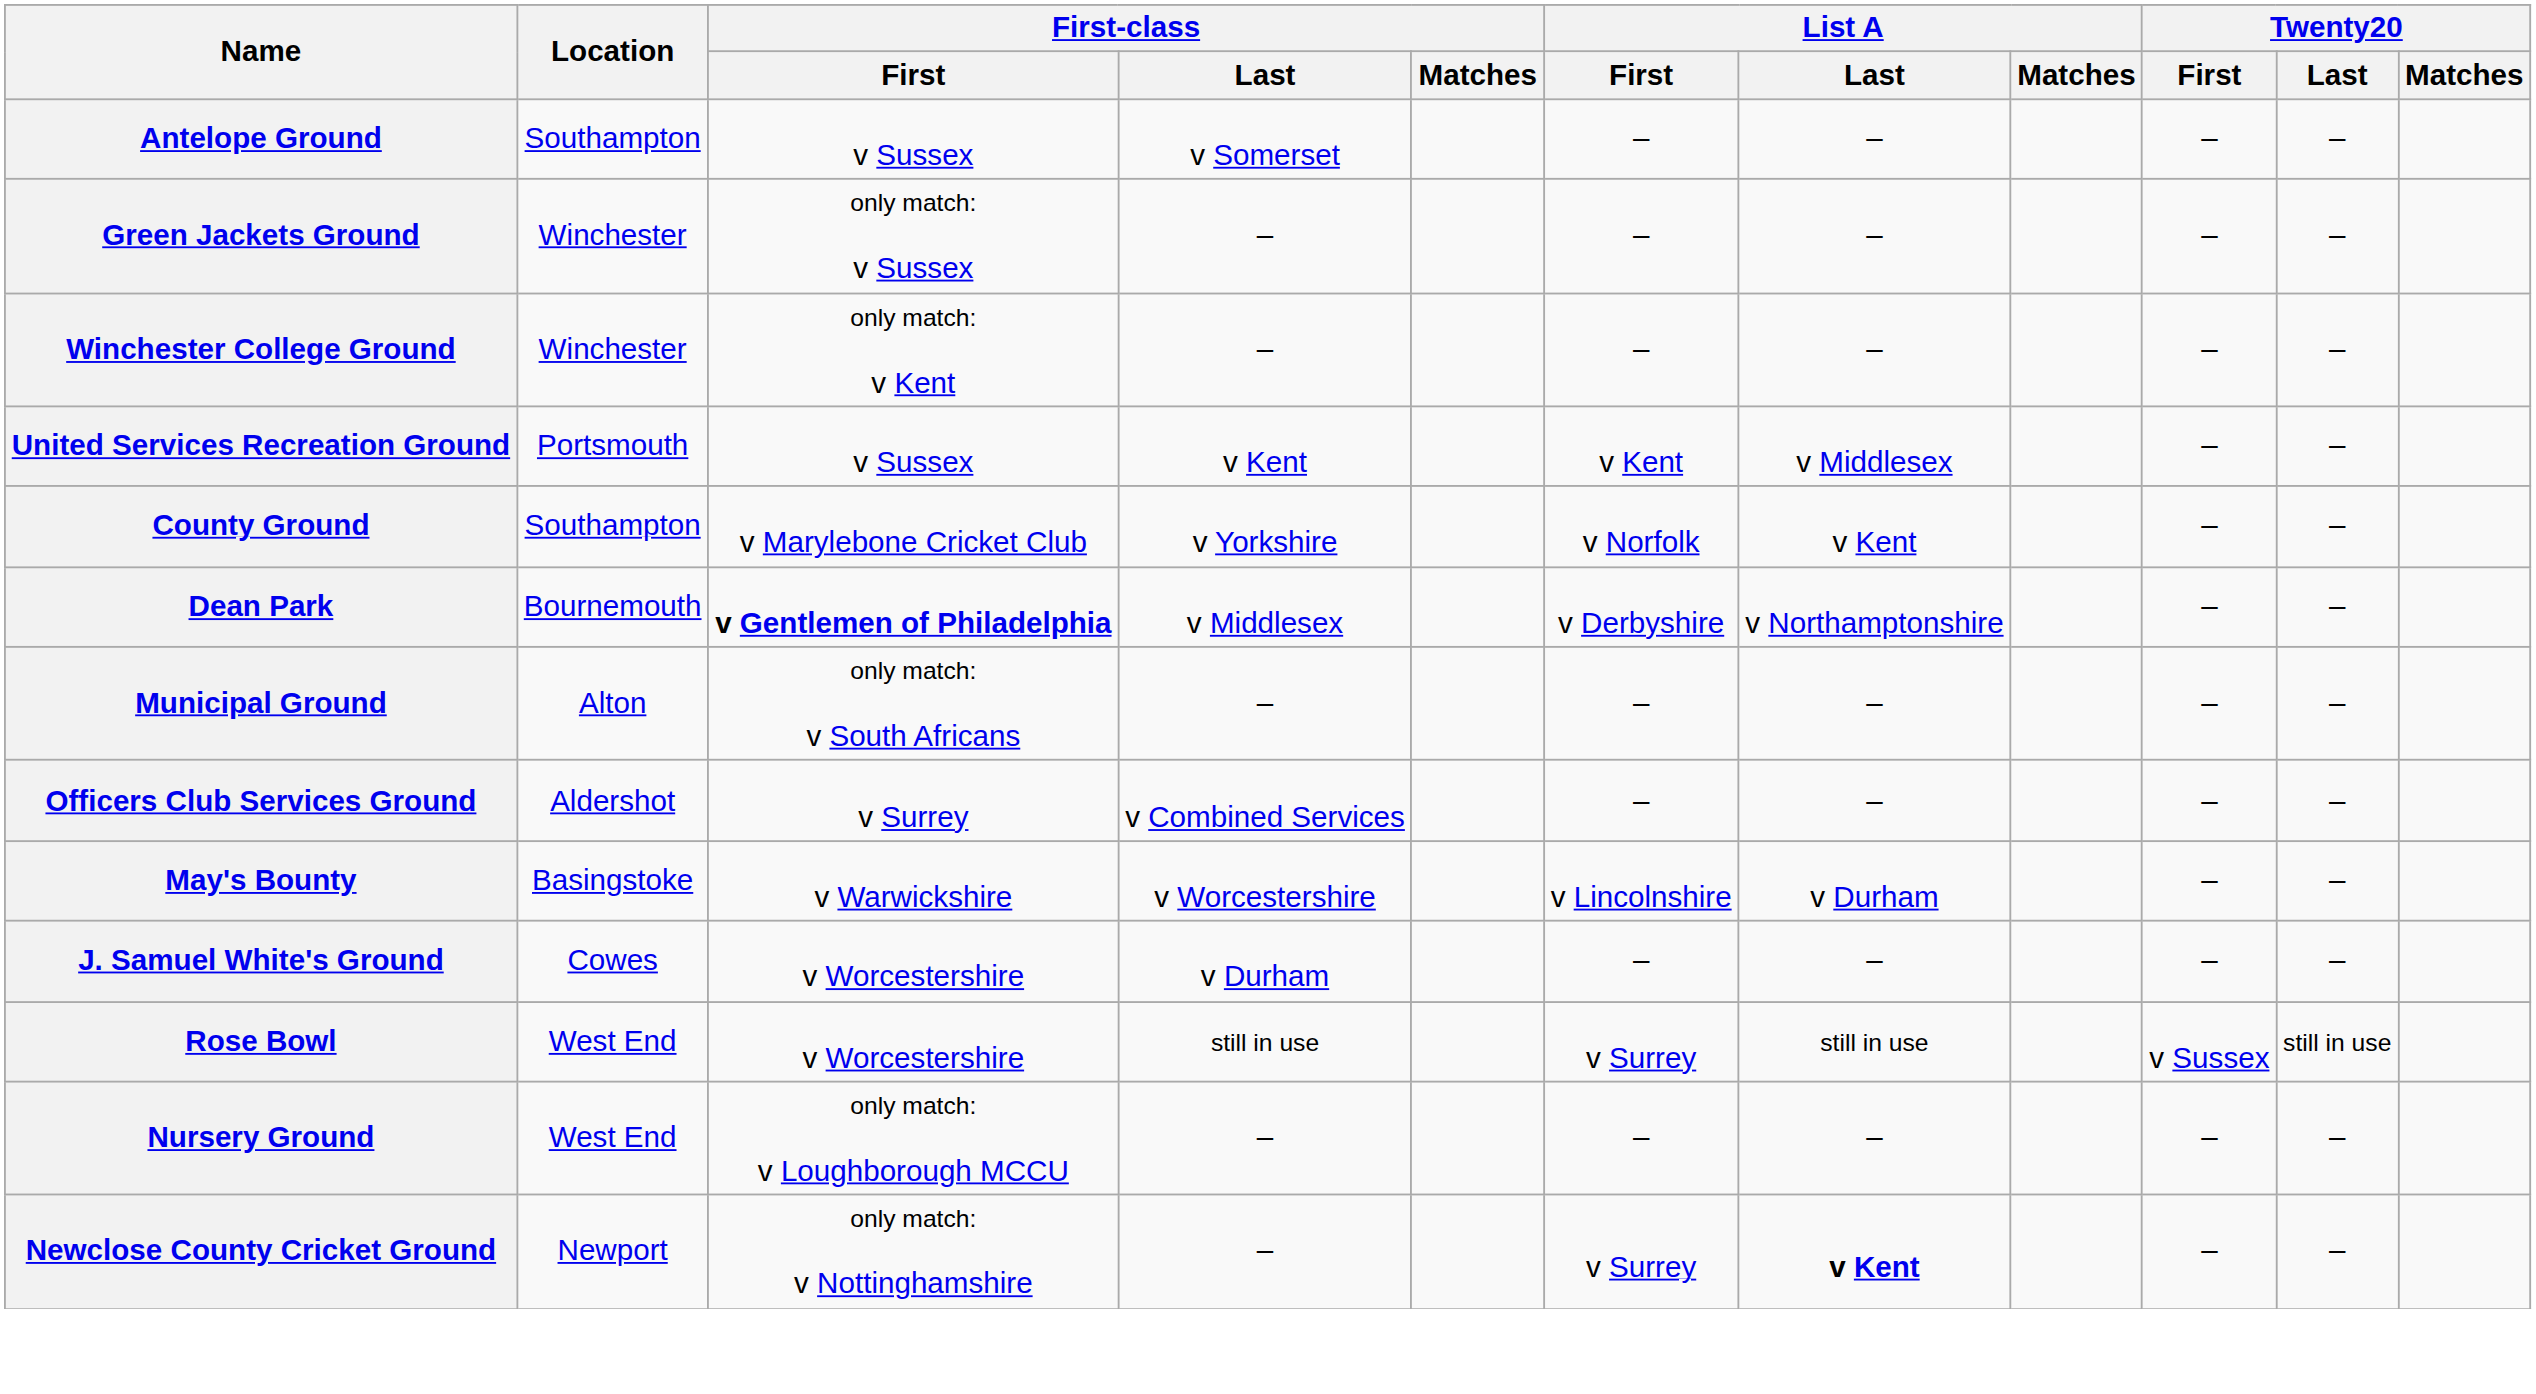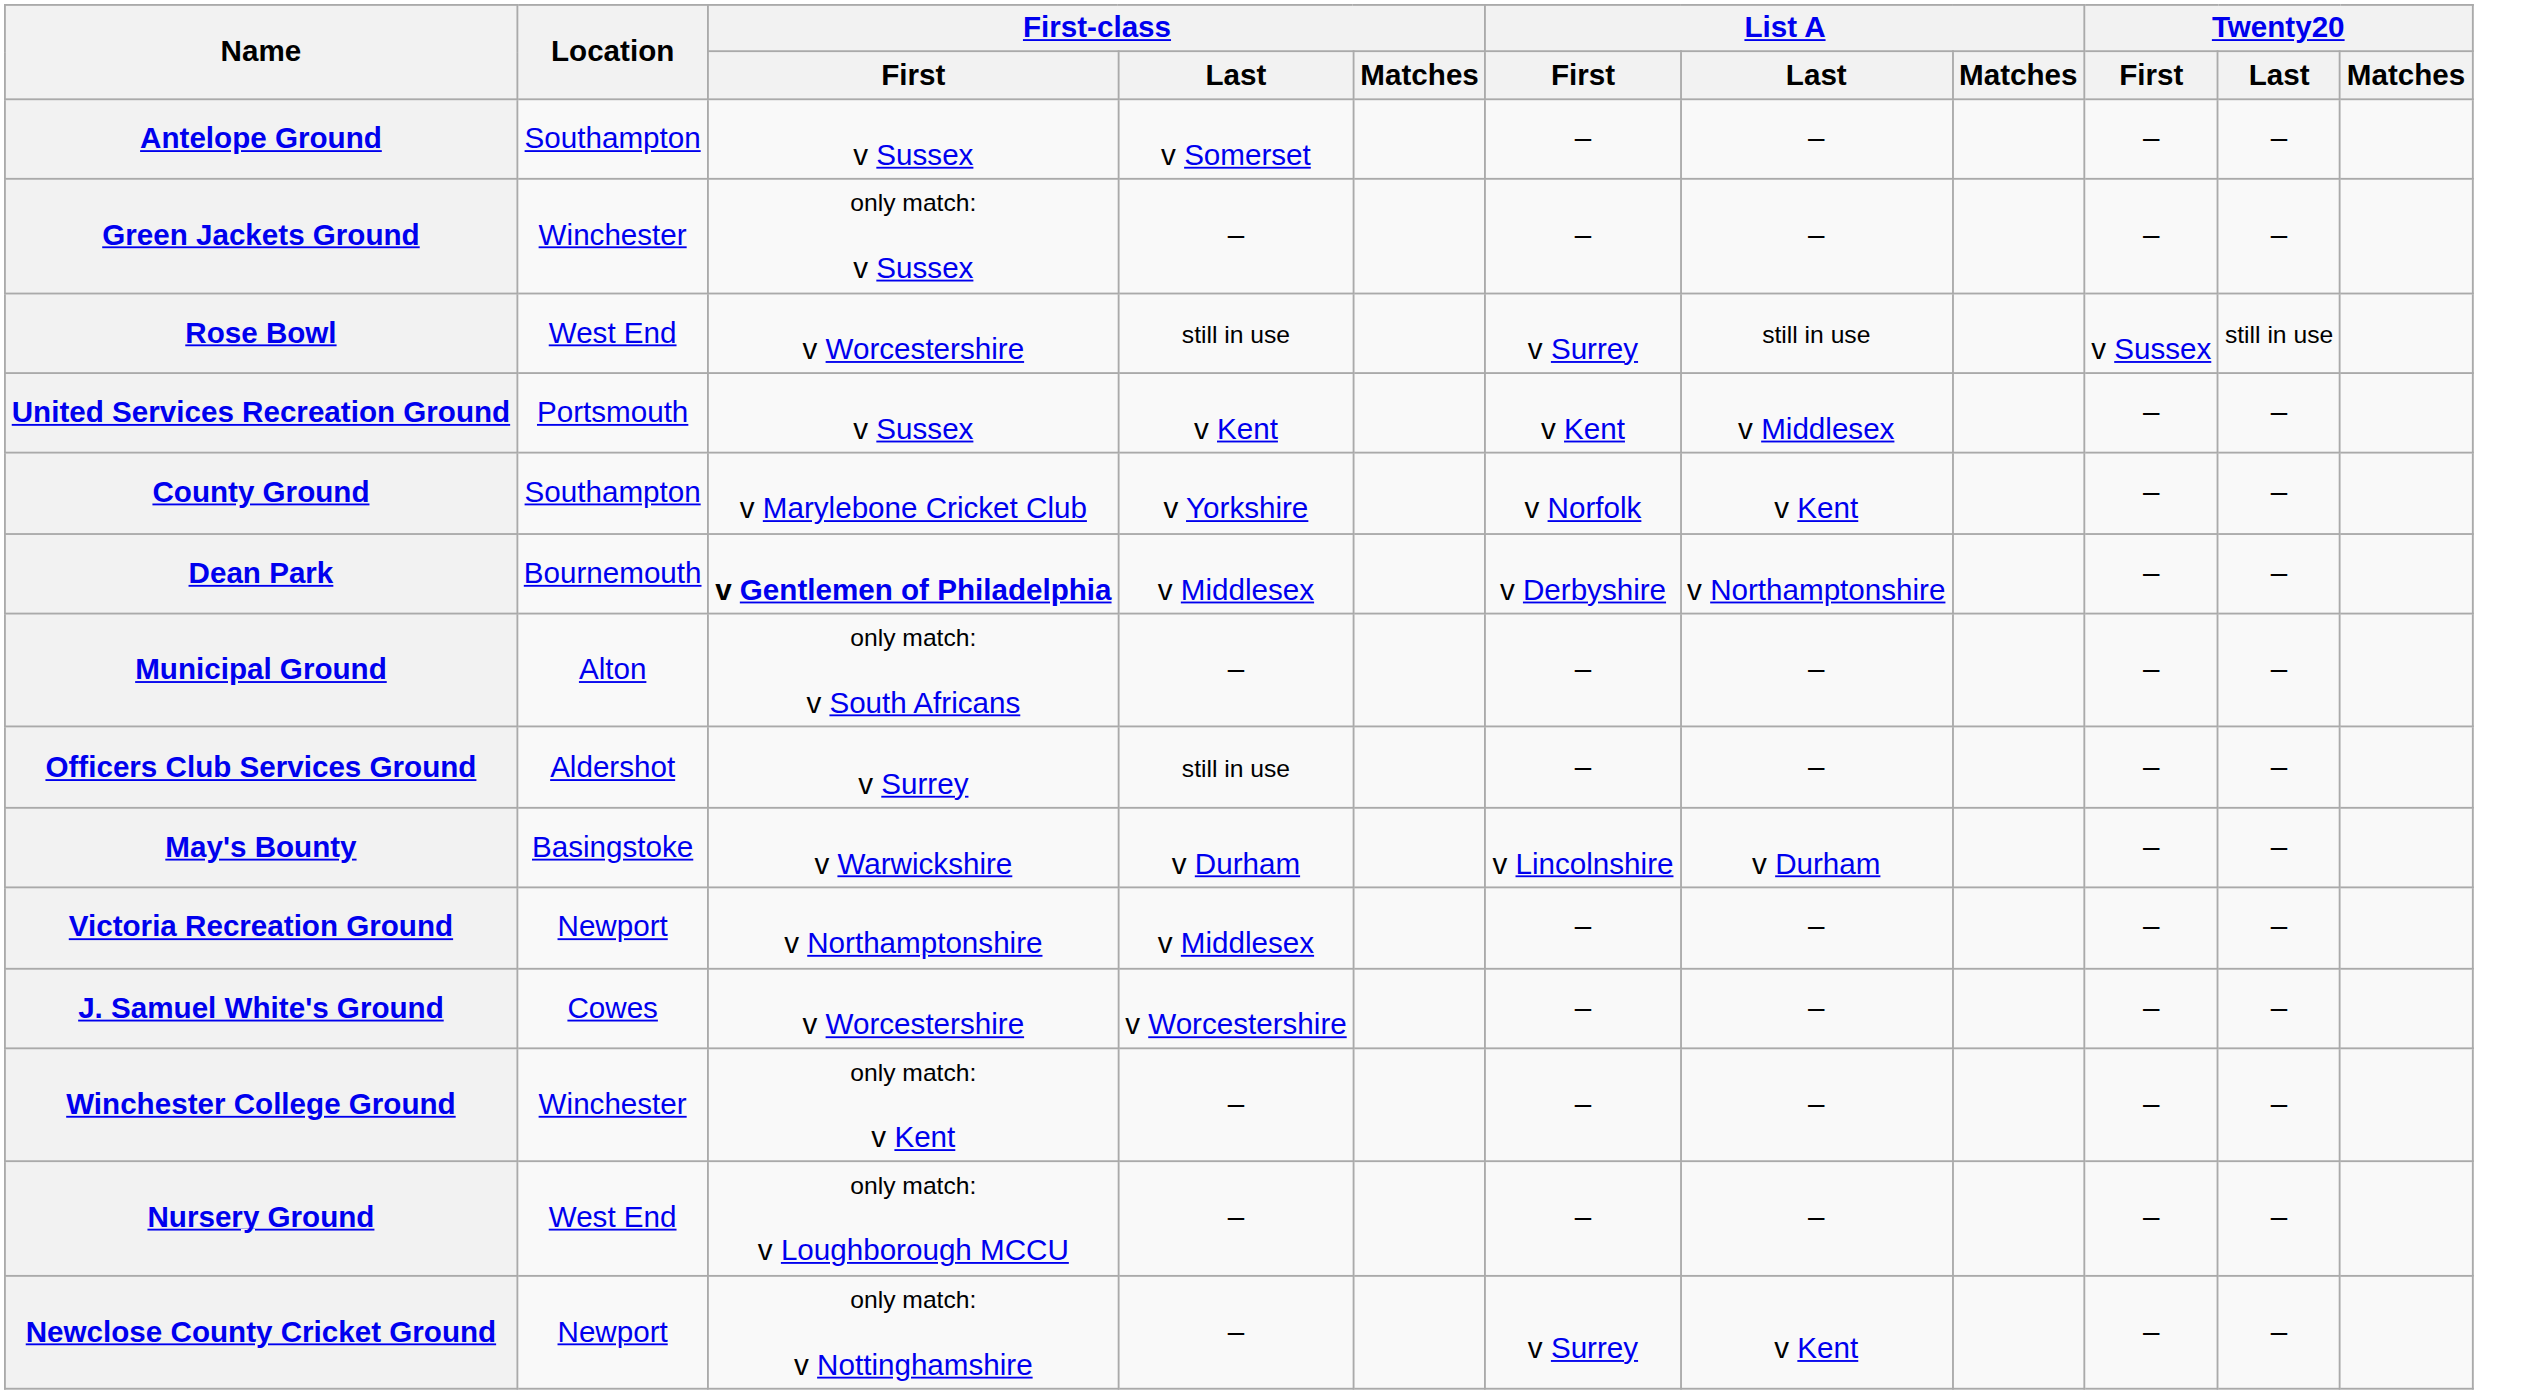rows swapped: (261, 348) <-> (261, 1040)
(1265, 816) v Combined Services -> (1236, 768) still in use
(1265, 897) v Worcestershire -> (1236, 863) v Durham
+ row: (261, 927)
(1265, 977) v Durham -> (1236, 1024) v Worcestershire
(1874, 1267) bold -> (1816, 1348) normal
